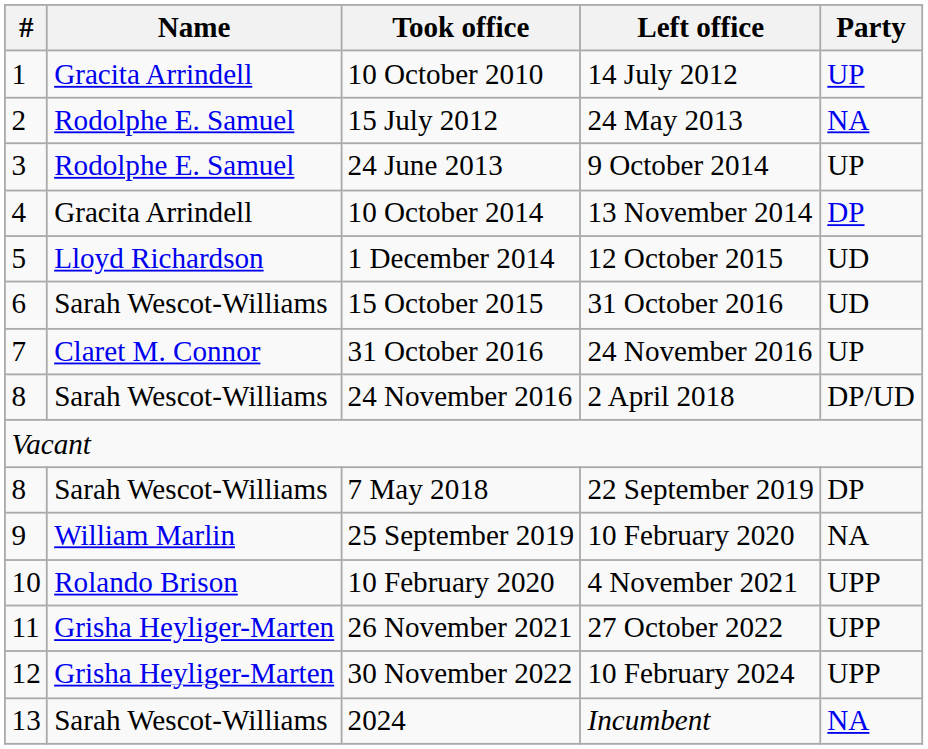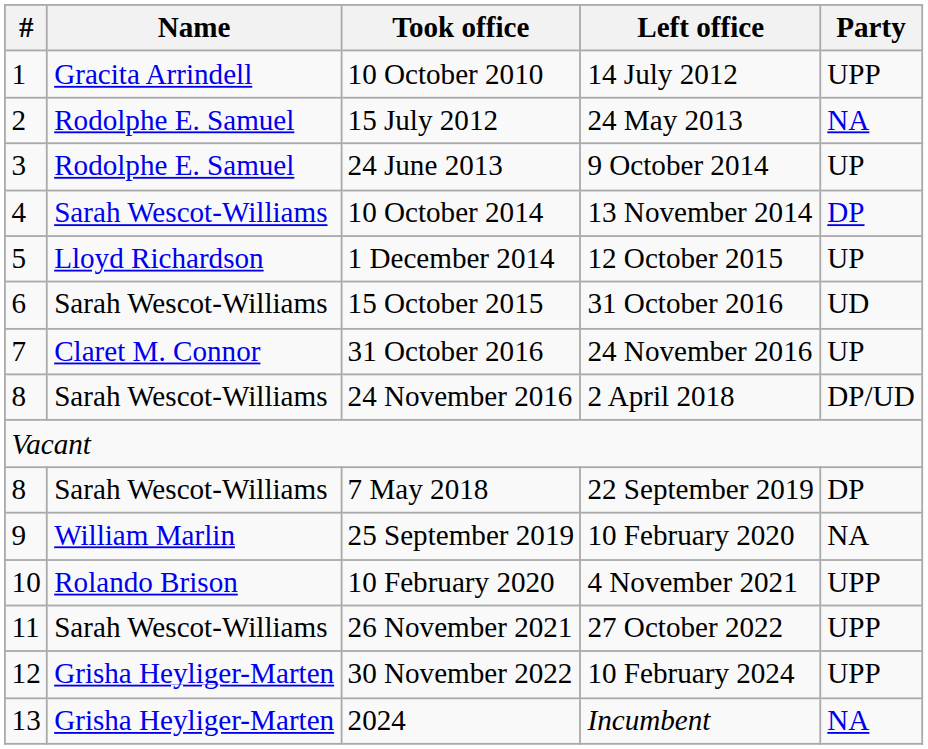(846, 73) UP -> (854, 73) UPP
(153, 212) Gracita Arrindell -> (191, 212) Sarah Wescot-Williams
(848, 258) UD -> (846, 258) UP
(194, 627) Grisha Heyliger-Marten -> (191, 627) Sarah Wescot-Williams
(191, 720) Sarah Wescot-Williams -> (194, 720) Grisha Heyliger-Marten
